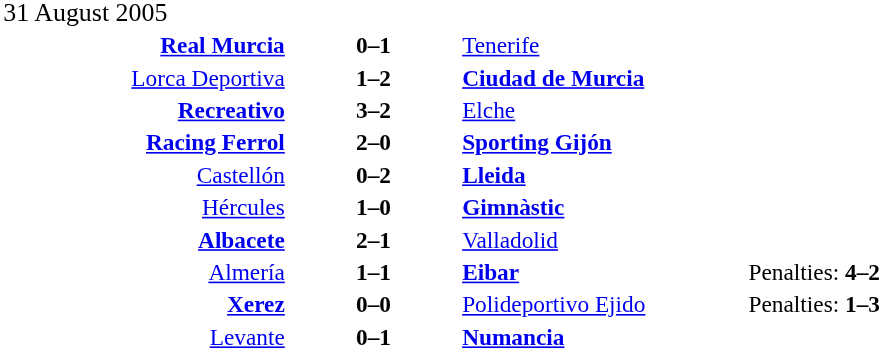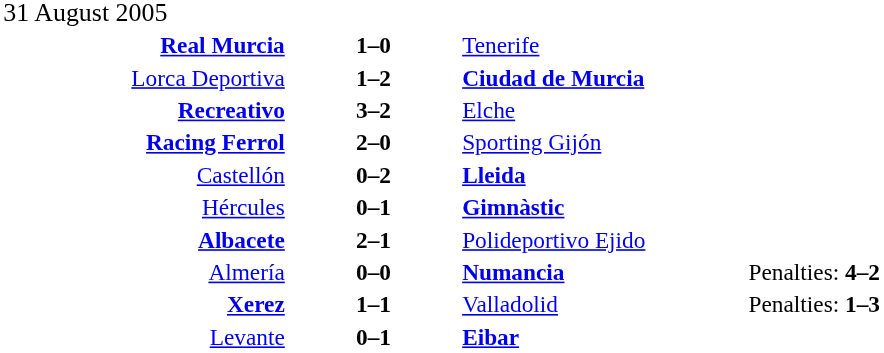(373, 45) 0–1 -> (373, 45) 1–0
(537, 142) bold -> (532, 142) normal
(373, 207) 1–0 -> (373, 207) 0–1
(510, 239) Valladolid -> (554, 239) Polideportivo Ejido
(373, 272) 1–1 -> (373, 272) 0–0
(491, 272) Eibar -> (513, 272) Numancia
(373, 304) 0–0 -> (373, 304) 1–1
(554, 304) Polideportivo Ejido -> (510, 304) Valladolid
(513, 337) Numancia -> (491, 337) Eibar
